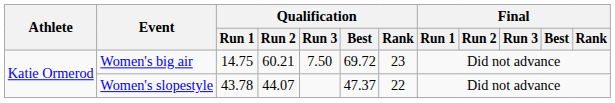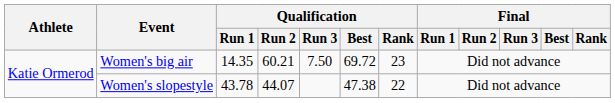(237, 62) 14.75 -> (237, 62) 14.35
(360, 85) 47.37 -> (360, 85) 47.38
